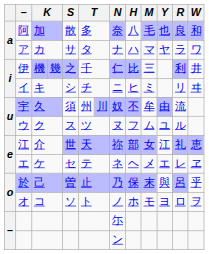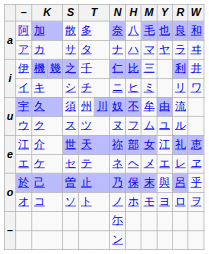(196, 49) ワ -> (196, 49) ヰ
(196, 87) ヰ -> (196, 87) ワ
